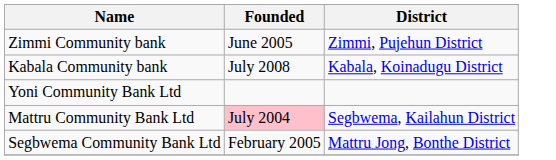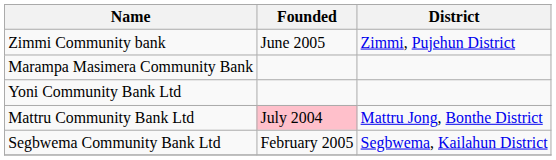- row: (88, 67)
+ row: (131, 67)
(422, 117) Segbwema, Kailahun District -> (452, 117) Mattru Jong, Bonthe District
(419, 142) Mattru Jong, Bonthe District -> (454, 142) Segbwema, Kailahun District
